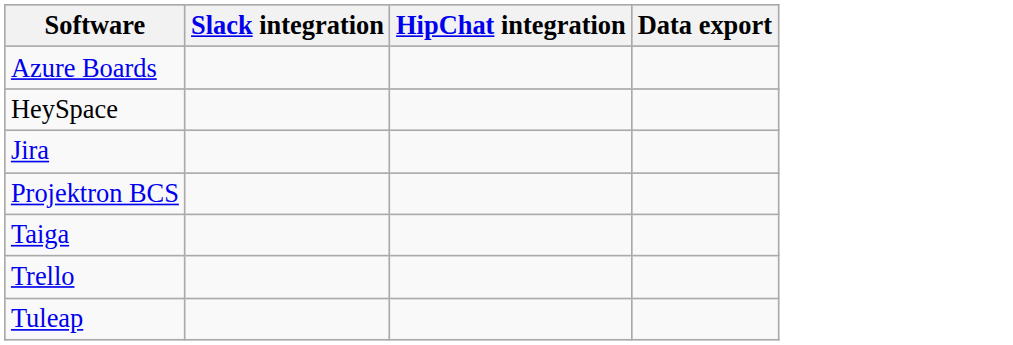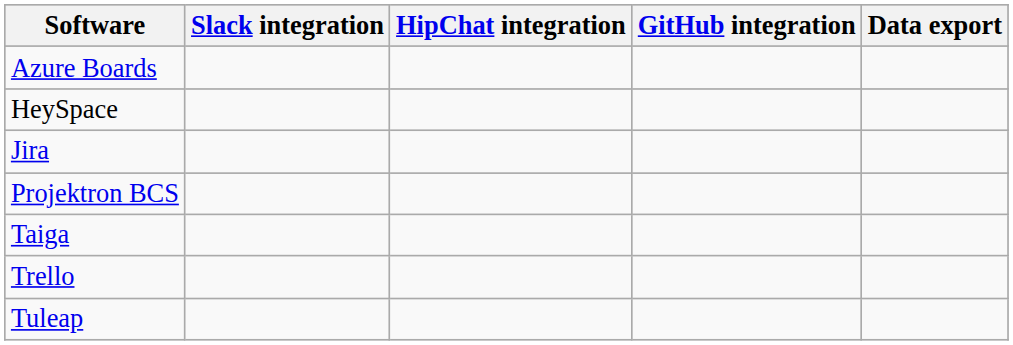+ column: (747, 25)
